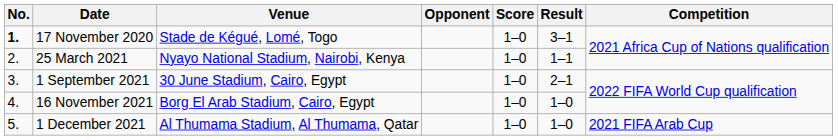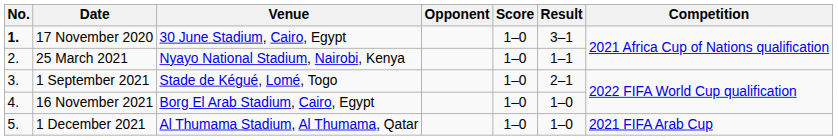(249, 37) Stade de Kégué, Lomé, Togo -> (253, 37) 30 June Stadium, Cairo, Egypt
(253, 80) 30 June Stadium, Cairo, Egypt -> (249, 80) Stade de Kégué, Lomé, Togo
